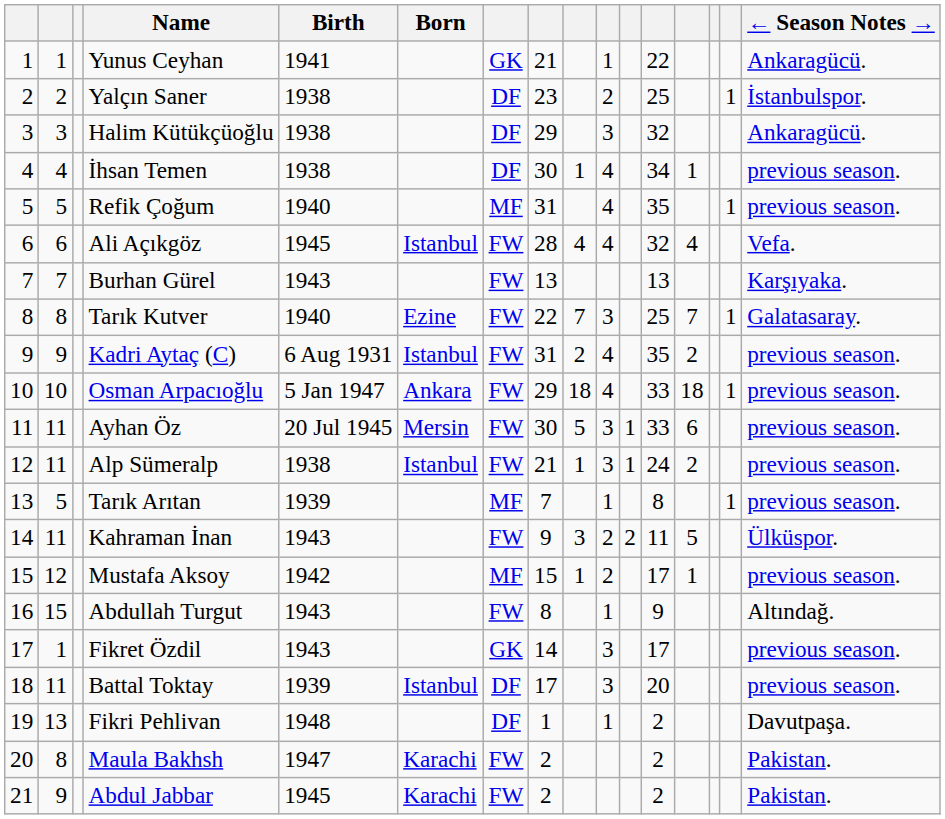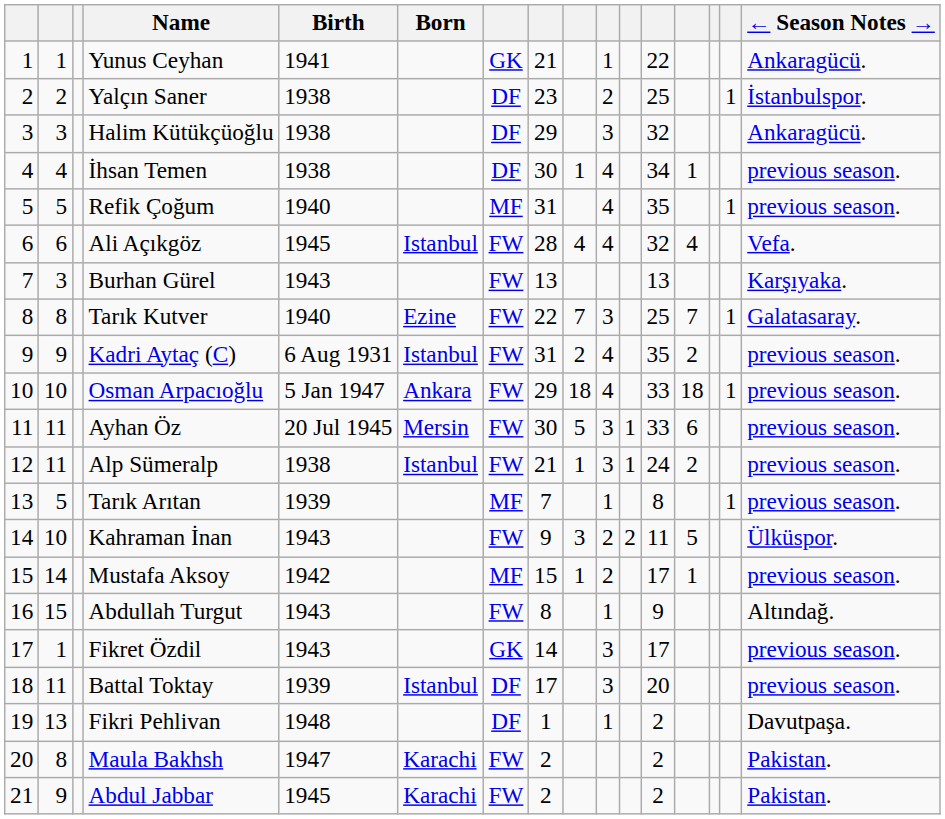(61, 280) 7 -> (61, 280) 3
(56, 538) 11 -> (56, 538) 10
(56, 574) 12 -> (56, 574) 14
